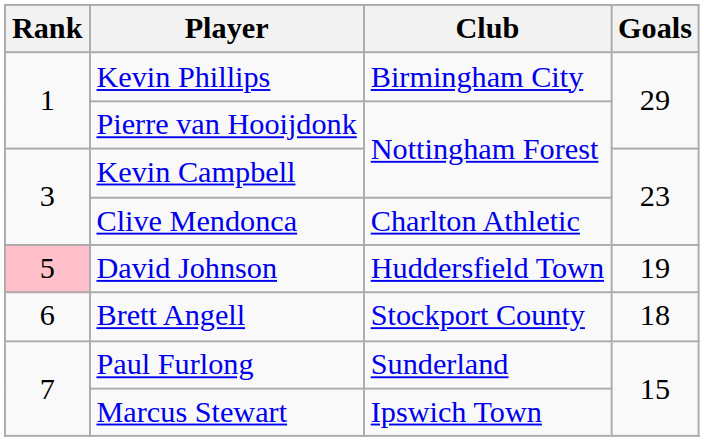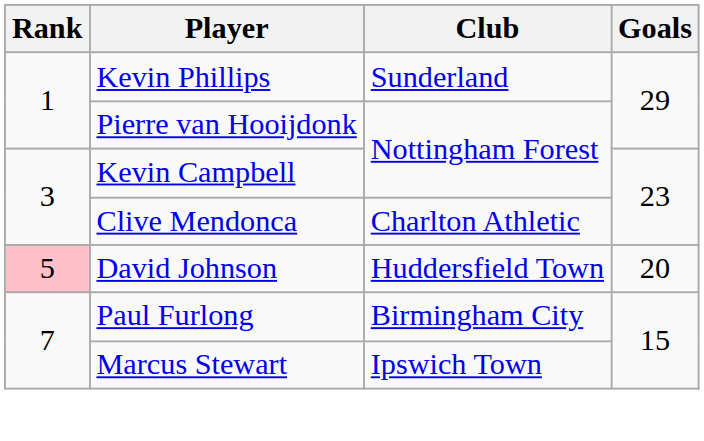(477, 76) Birmingham City -> (440, 76) Sunderland
(655, 268) 19 -> (655, 268) 20
- row: (171, 316)
(440, 364) Sunderland -> (477, 316) Birmingham City
